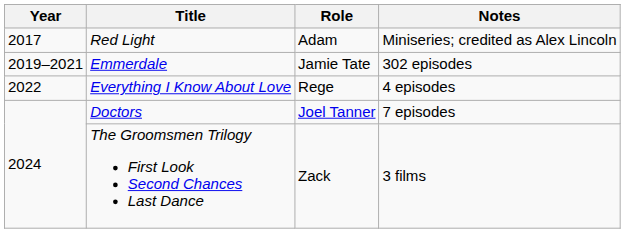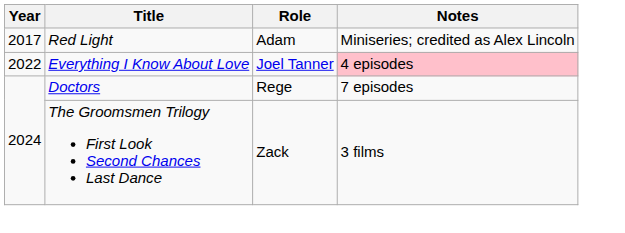- row: (129, 64)
(316, 87) Rege -> (295, 64) Joel Tanner
(419, 87) no background -> (377, 64) pink background
(337, 111) Joel Tanner -> (274, 87) Rege
